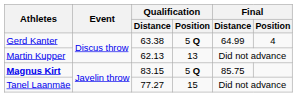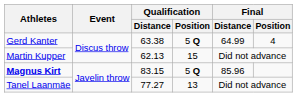(192, 56) 13 -> (192, 56) 15
(233, 70) 85.75 -> (233, 70) 85.96
(192, 85) 15 -> (192, 85) 13
